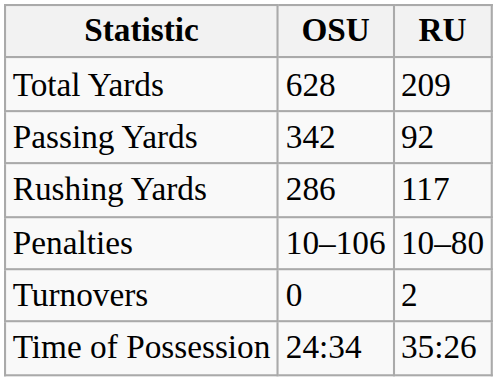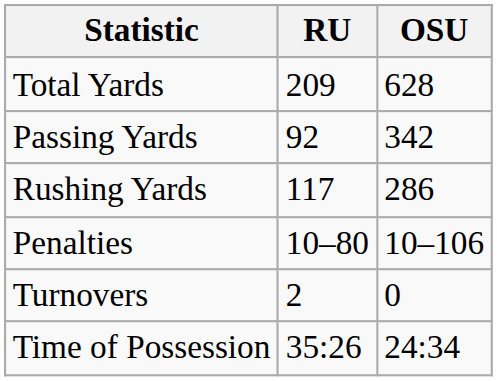columns swapped: (336, 30) <-> (443, 30)
